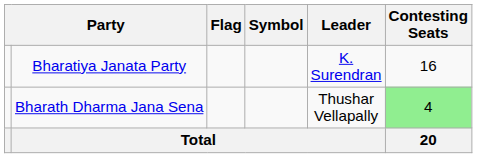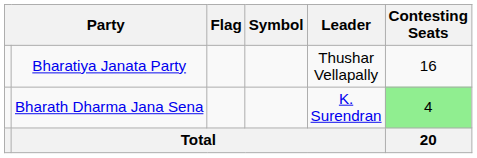(346, 66) K. Surendran -> (346, 66) Thushar Vellapally
(346, 107) Thushar Vellapally -> (346, 107) K. Surendran
